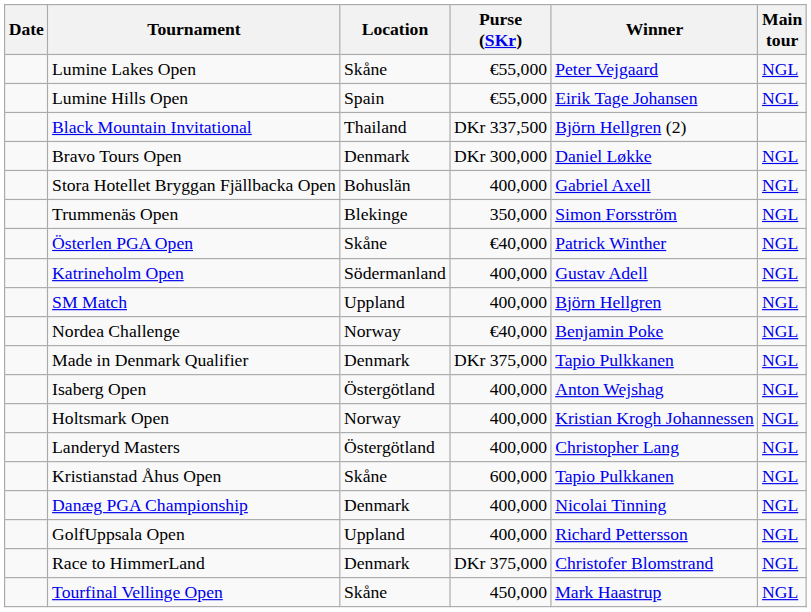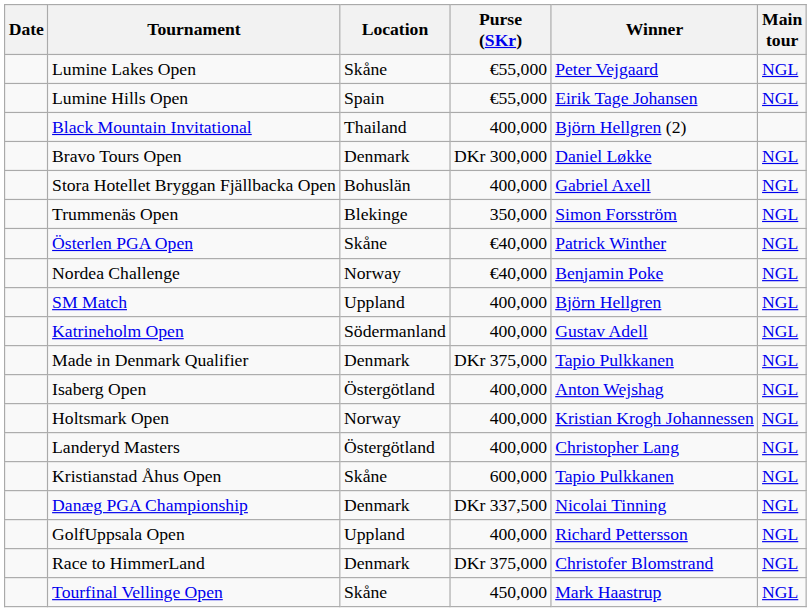(501, 127) DKr 337,500 -> (518, 127) 400,000
rows swapped: (116, 330) <-> (118, 272)
(518, 505) 400,000 -> (501, 505) DKr 337,500
